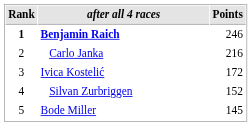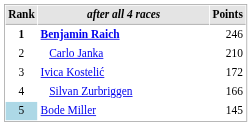(234, 53) 216 -> (234, 53) 210
(234, 92) 152 -> (234, 92) 166
(21, 111) no background -> (21, 111) lightblue background
